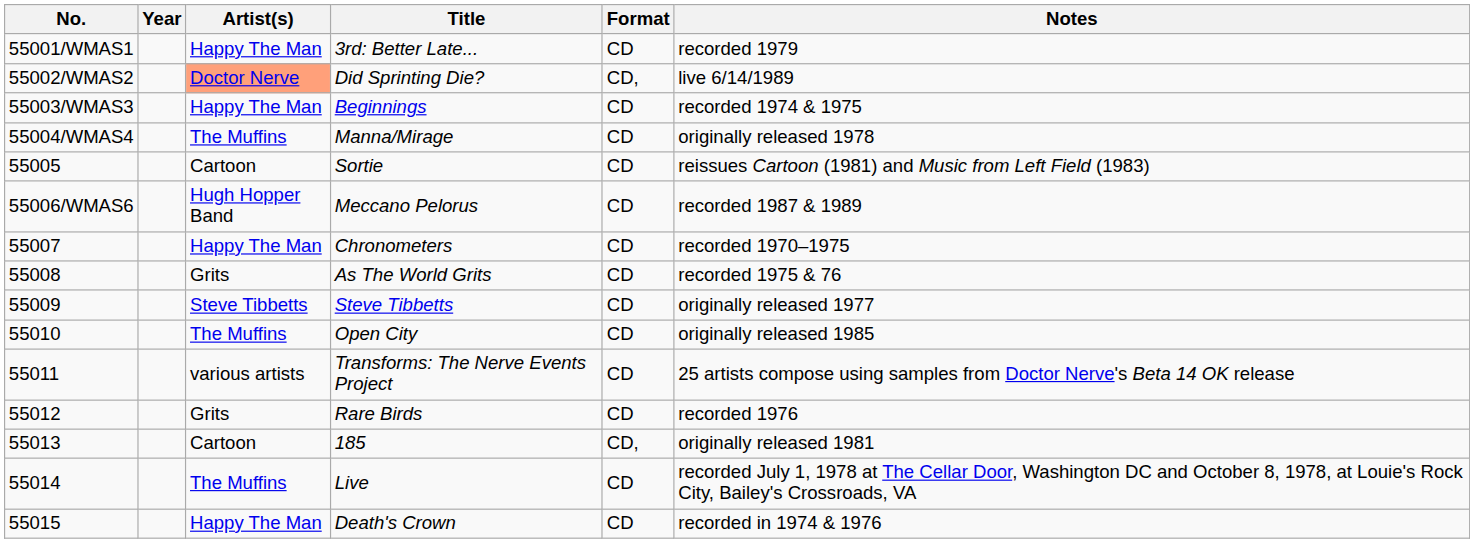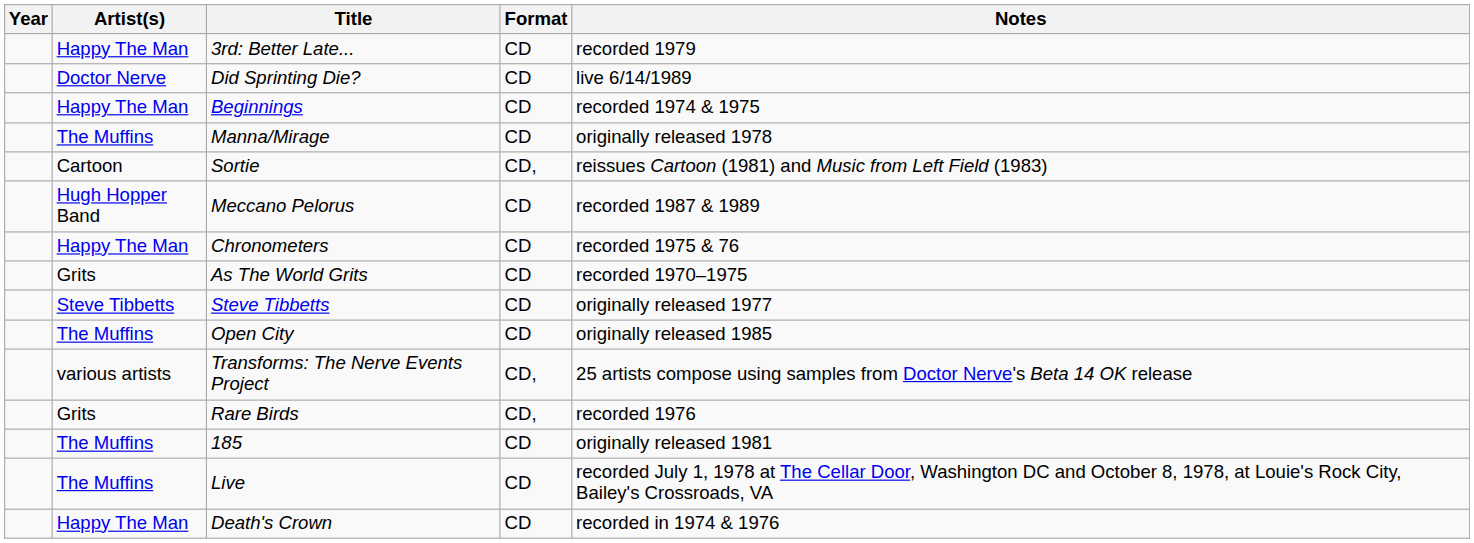- column: (71, 19)
(245, 78) lightsalmon background -> (111, 78) no background
(623, 78) CD, -> (518, 78) CD
(620, 166) CD -> (521, 166) CD,
(764, 246) recorded 1970–1975 -> (658, 246) recorded 1975 & 76
(760, 275) recorded 1975 & 76 -> (662, 275) recorded 1970–1975
(620, 374) CD -> (521, 374) CD,
(620, 414) CD -> (521, 414) CD,
(223, 443) Cartoon -> (105, 443) The Muffins
(623, 443) CD, -> (518, 443) CD
